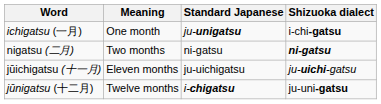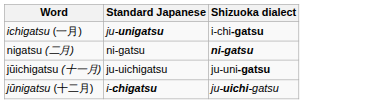- column: (142, 13)
(322, 69) ju-uichi-gatsu -> (241, 69) ju-uni-gatsu
(318, 89) ju-uni-gatsu -> (245, 89) ju-uichi-gatsu
